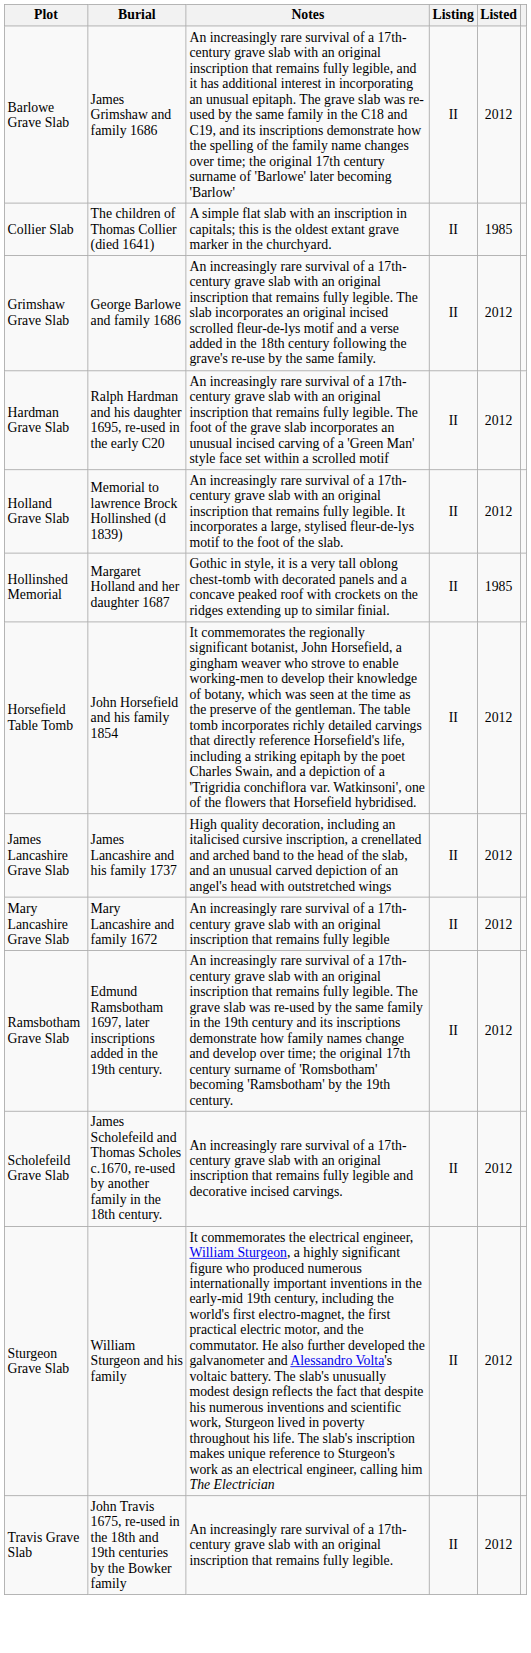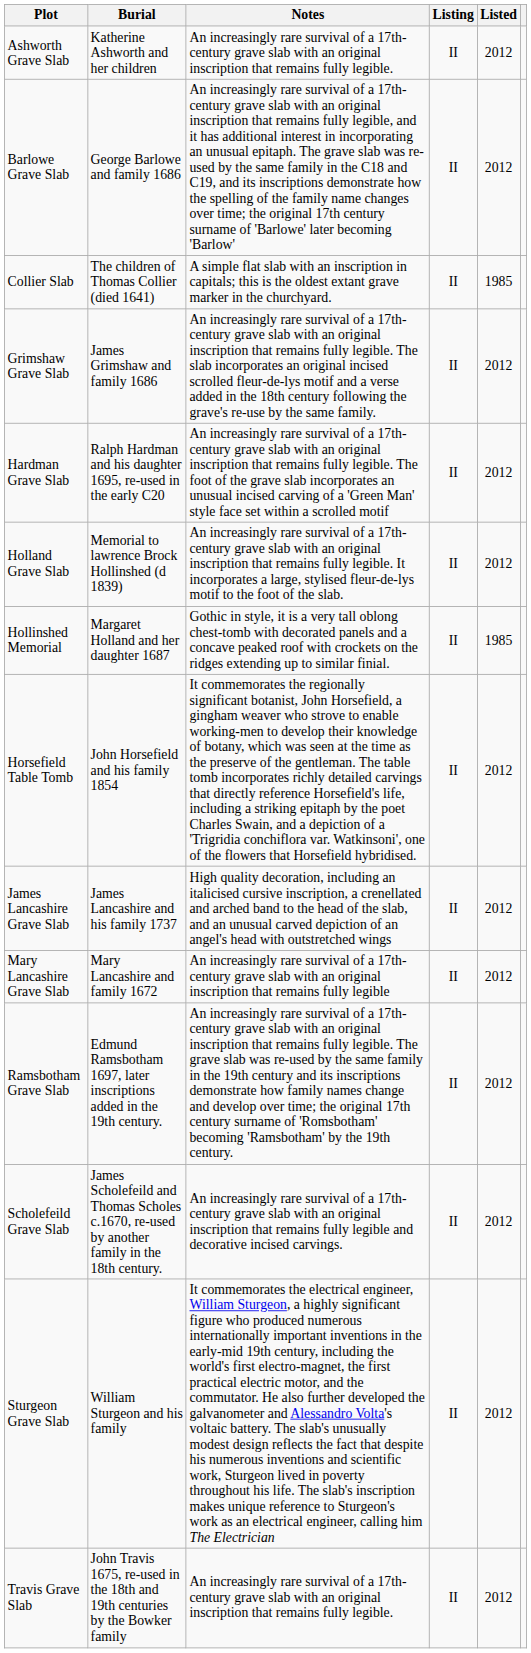+ row: (38, 52)
(131, 114) James Grimshaw and family 1686 -> (136, 167) George Barlowe and family 1686
(136, 313) George Barlowe and family 1686 -> (131, 365) James Grimshaw and family 1686
